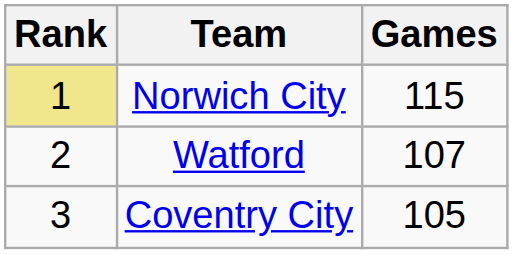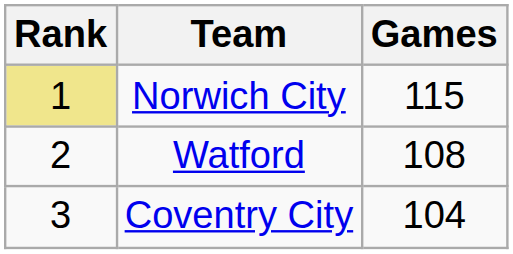(434, 155) 107 -> (434, 155) 108
(434, 215) 105 -> (434, 215) 104
